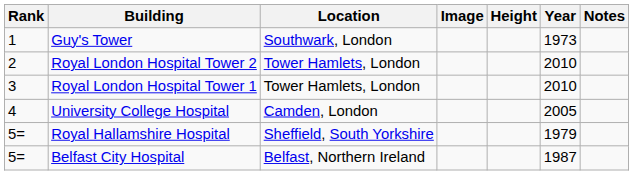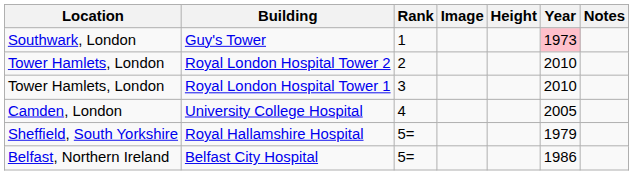columns swapped: (26, 16) <-> (349, 16)
(560, 39) no background -> (560, 39) pink background
(560, 157) 1987 -> (560, 157) 1986
